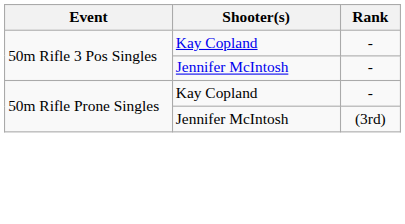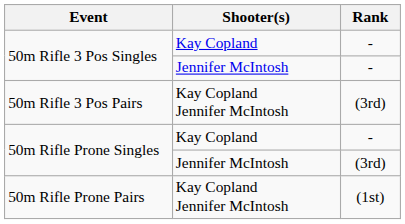+ row: (75, 102)
+ row: (76, 197)
